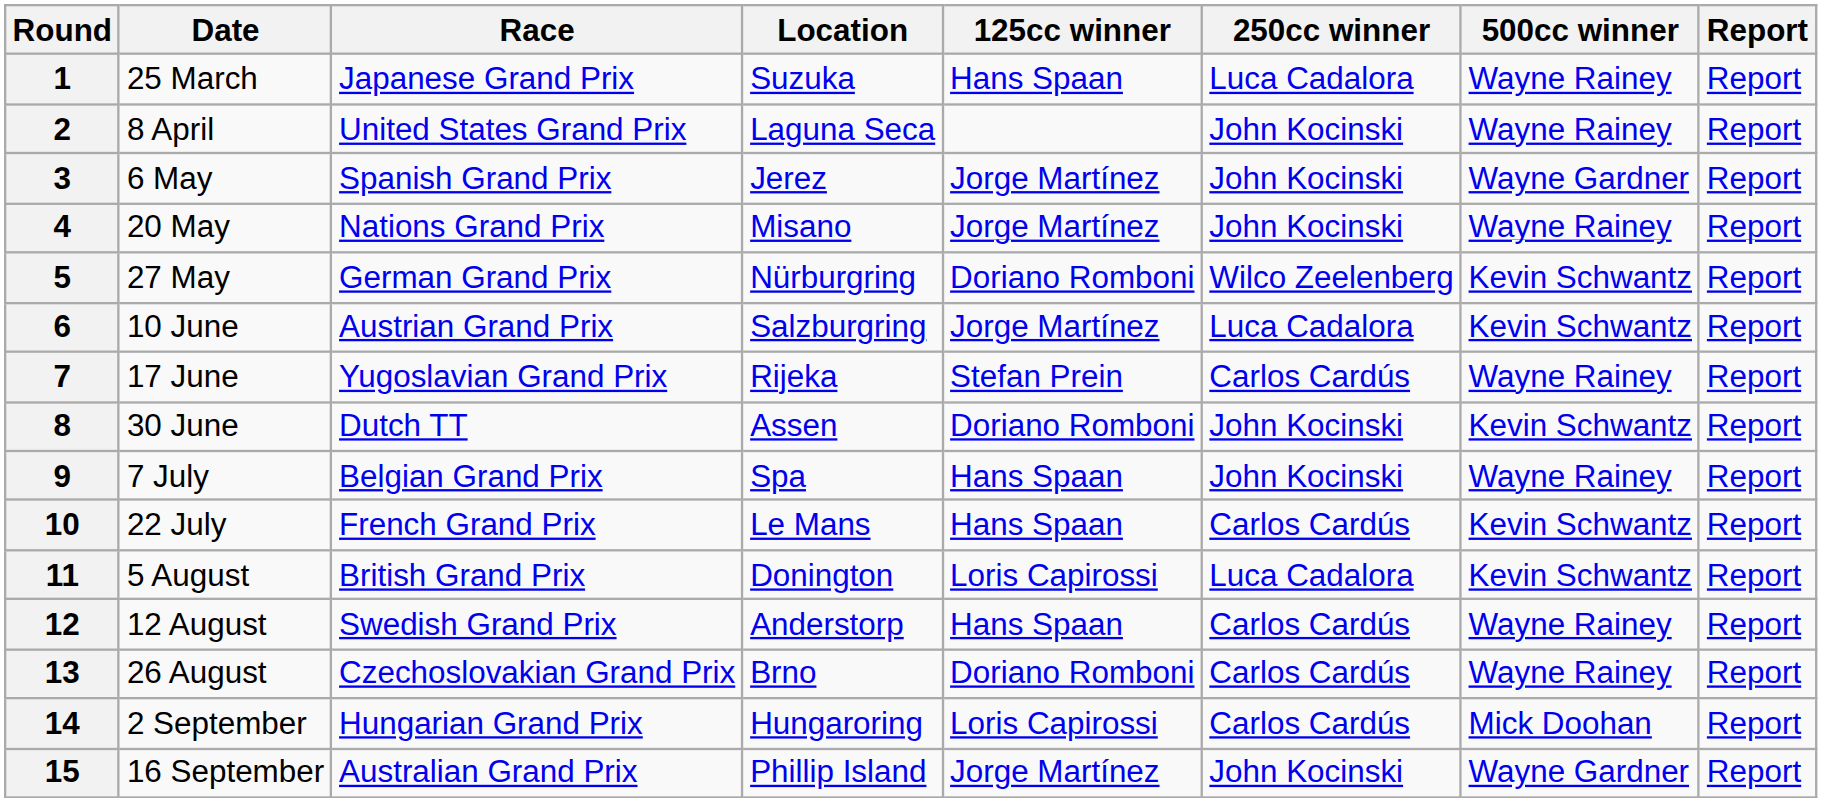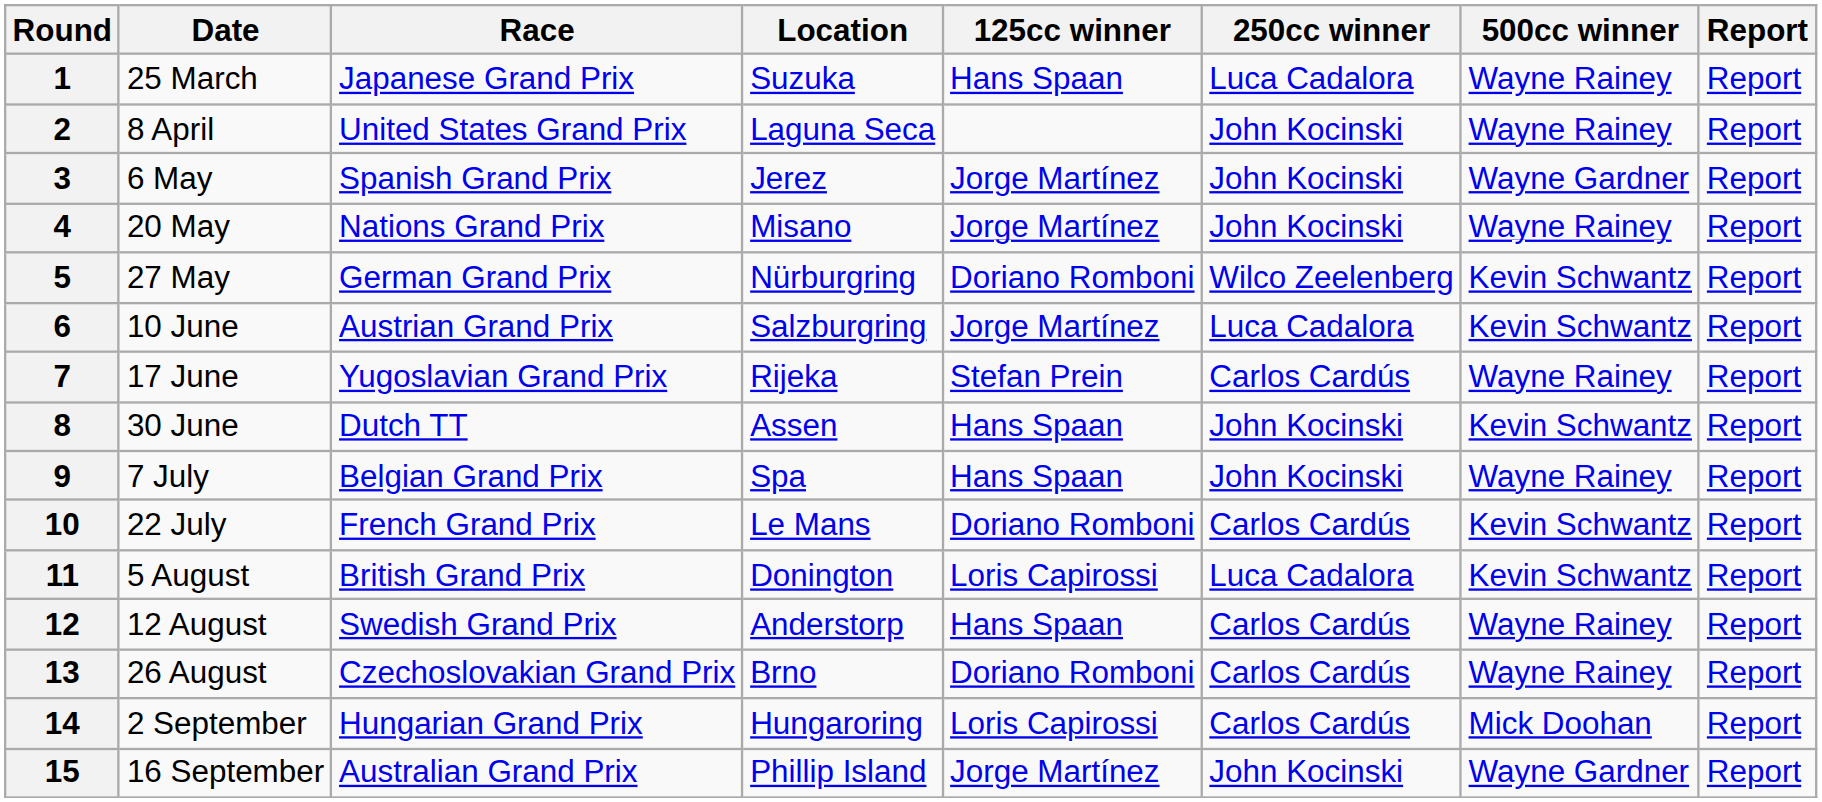(1072, 426) Doriano Romboni -> (1037, 426) Hans Spaan
(1037, 525) Hans Spaan -> (1072, 525) Doriano Romboni
